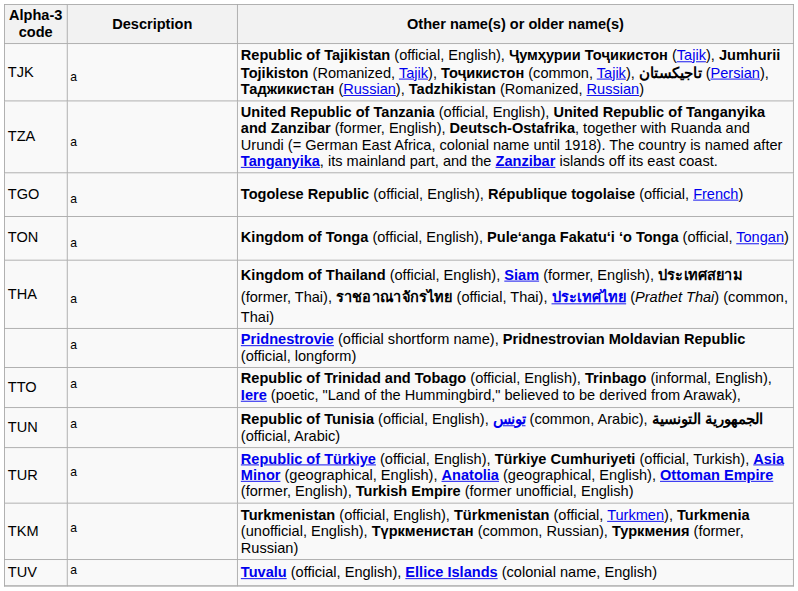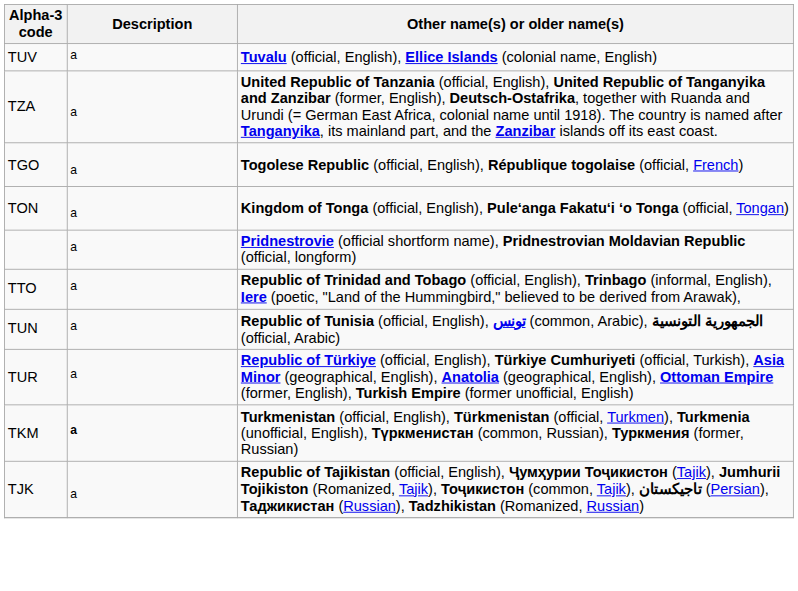rows swapped: (21, 72) <-> (22, 572)
- row: (22, 294)
(74, 528) normal -> (74, 433) bold
